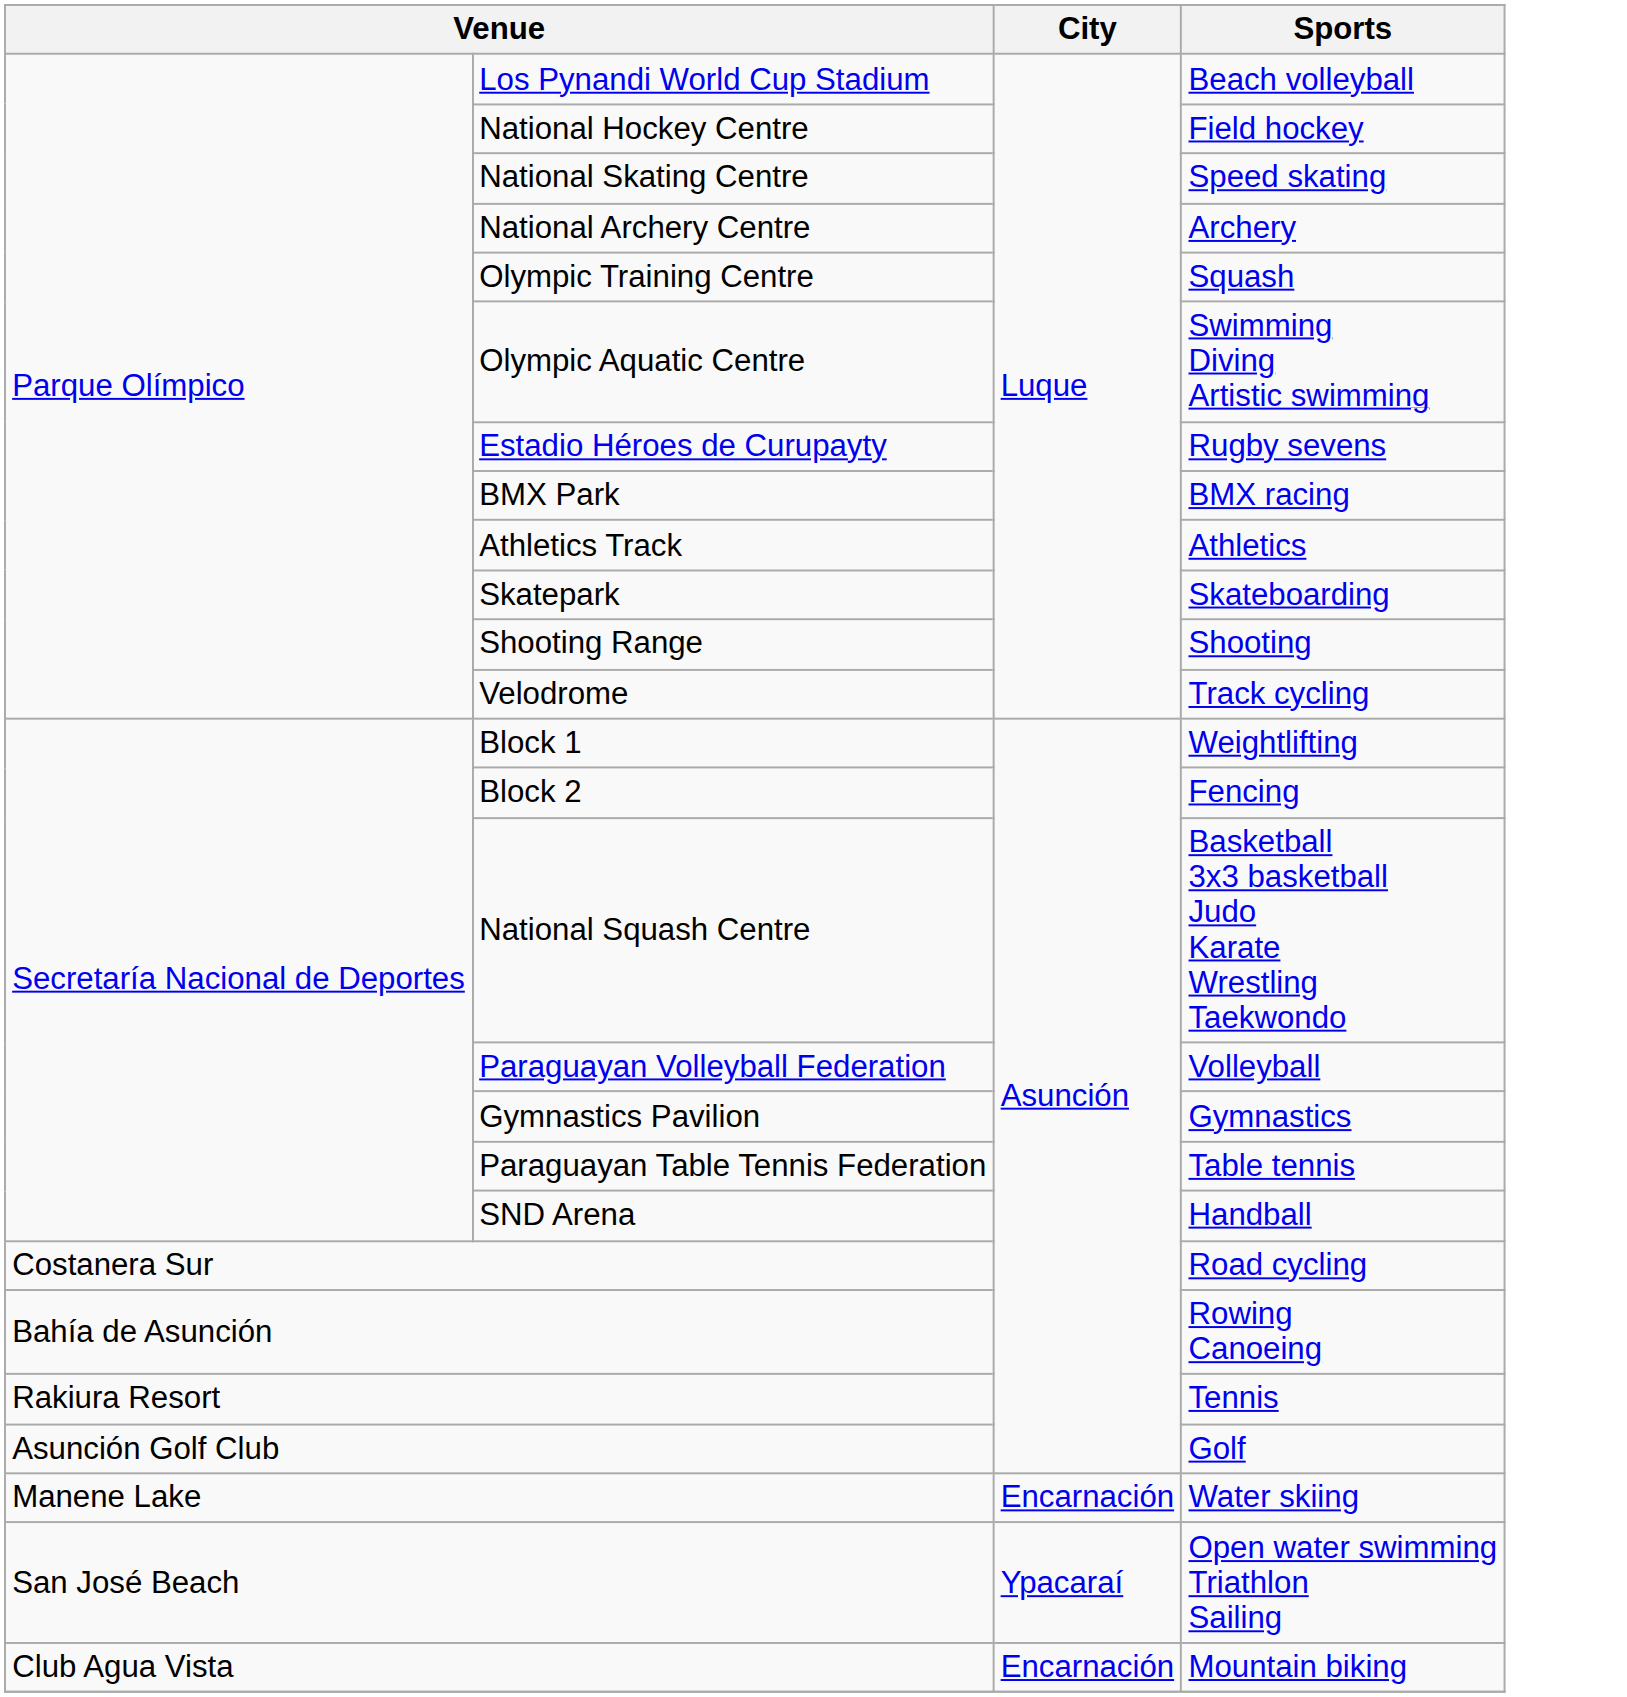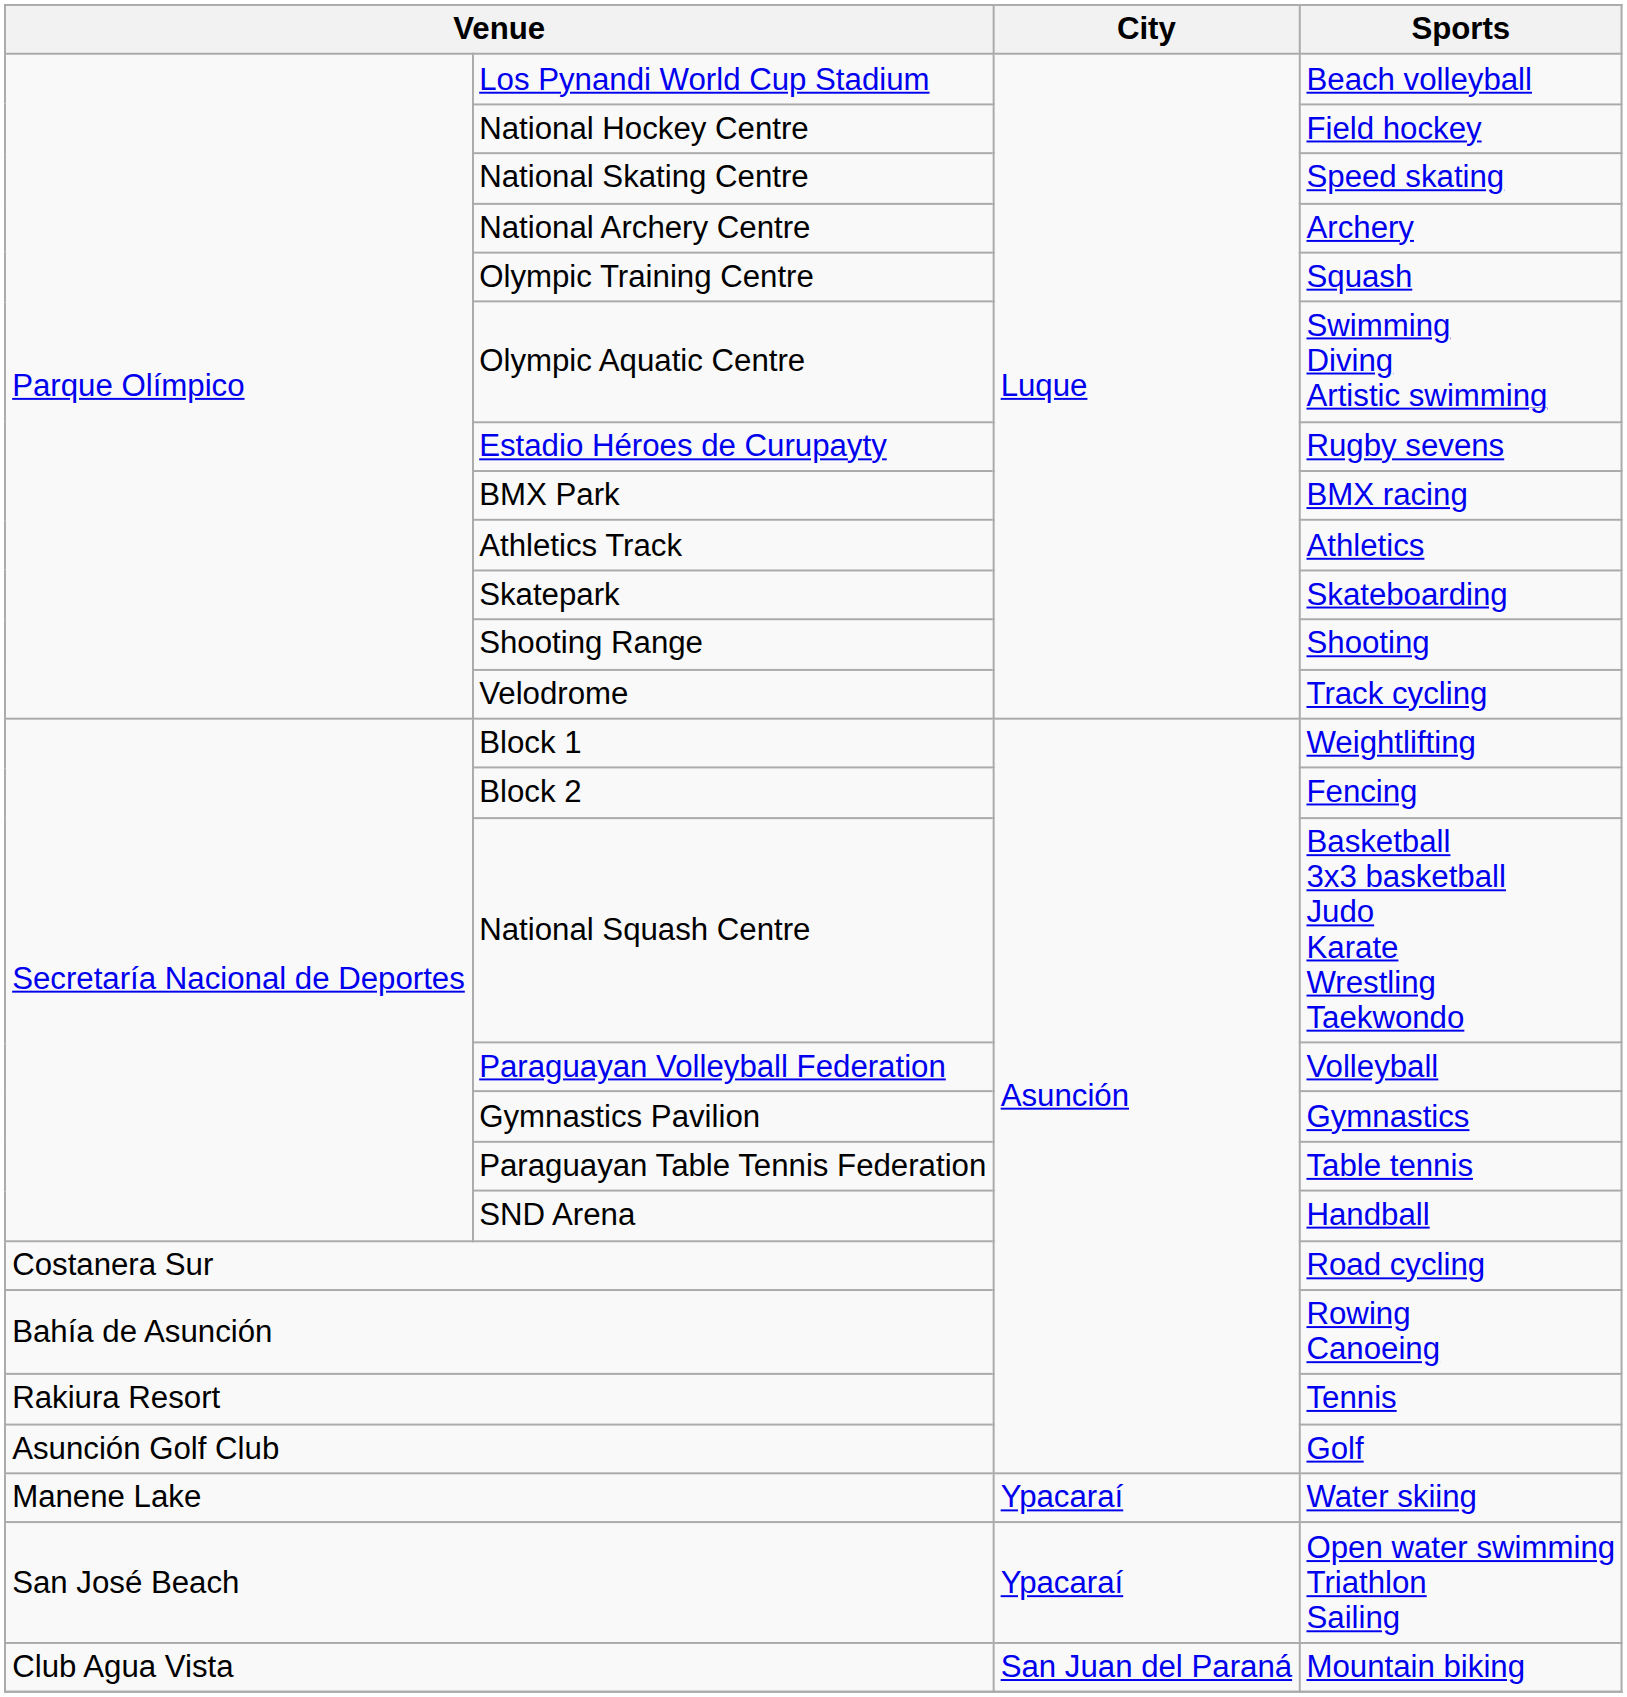(1087, 1497) Encarnación -> (1062, 1497) Ypacaraí
(1087, 1666) Encarnación -> (1146, 1666) San Juan del Paraná
